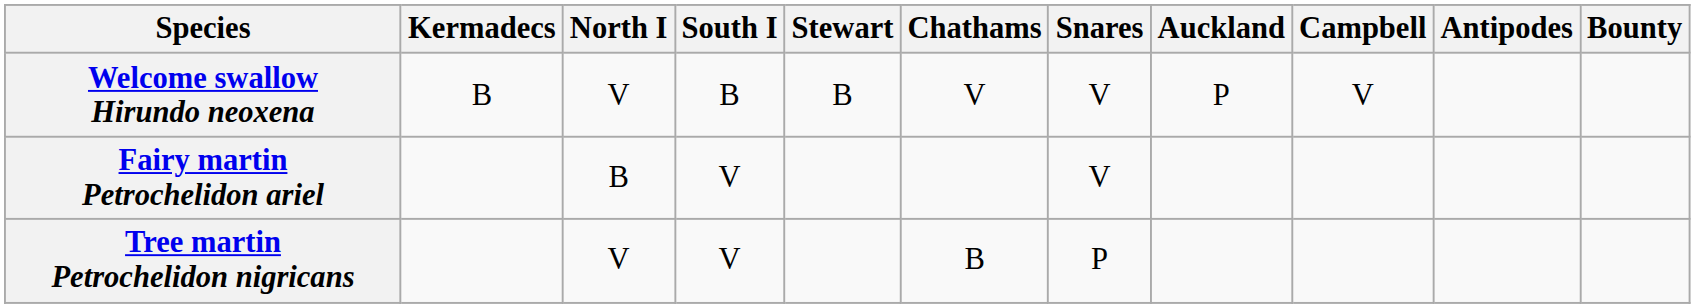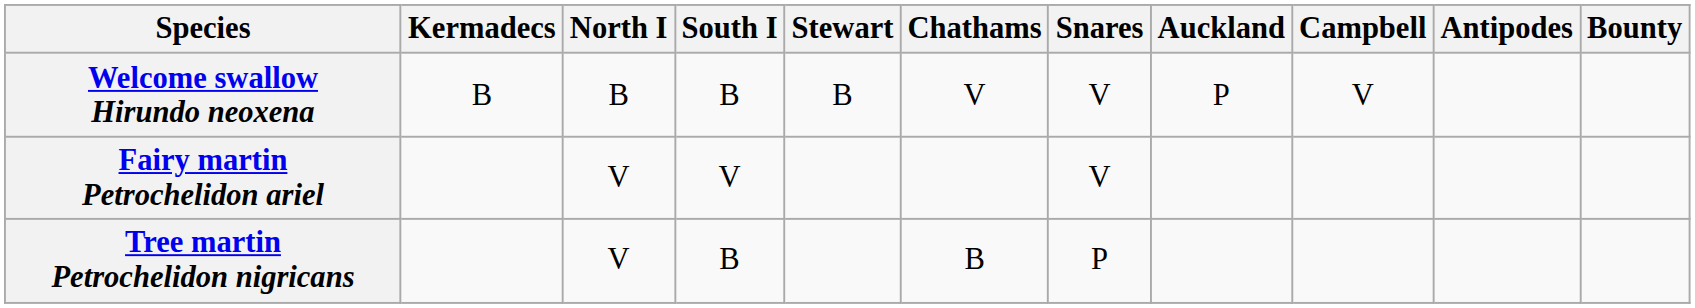(619, 94) V -> (619, 94) B
(619, 177) B -> (619, 177) V
(730, 260) V -> (730, 260) B
